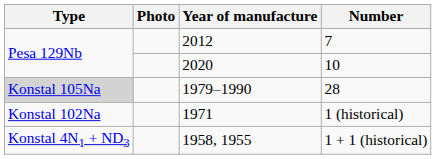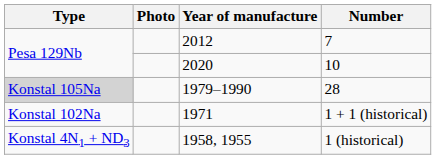(364, 114) 1 (historical) -> (376, 114) 1 + 1 (historical)
(376, 140) 1 + 1 (historical) -> (364, 140) 1 (historical)
